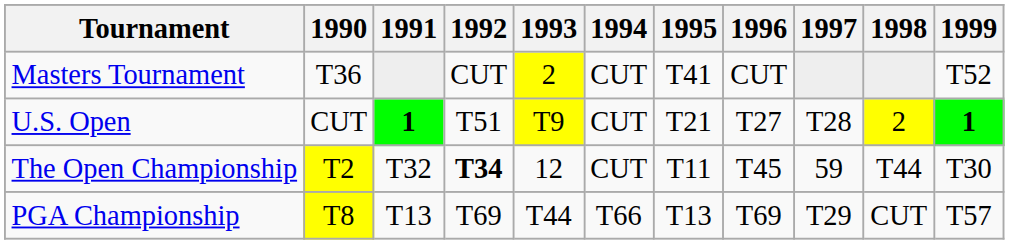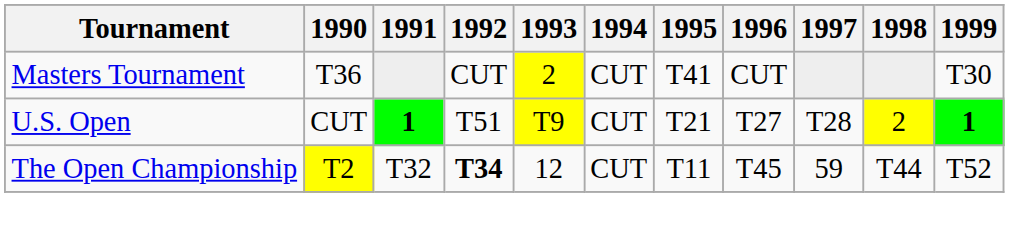(969, 74) T52 -> (969, 74) T30
(969, 168) T30 -> (969, 168) T52
- row: (126, 215)
